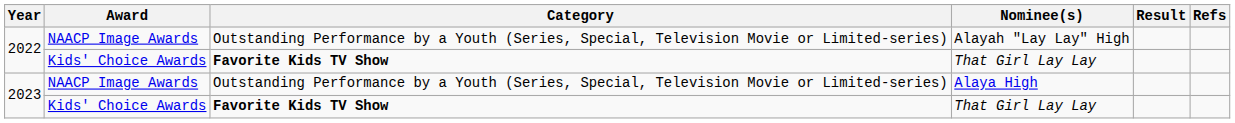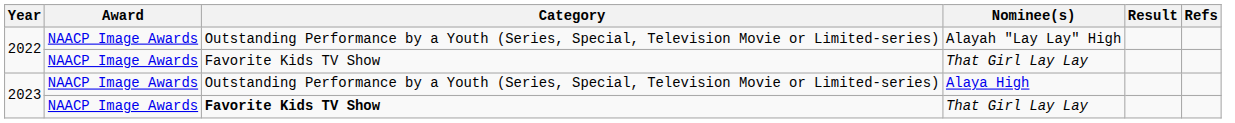(127, 61) Kids' Choice Awards -> (123, 61) NAACP Image Awards
(301, 61) bold -> (292, 61) normal
(127, 107) Kids' Choice Awards -> (123, 107) NAACP Image Awards
